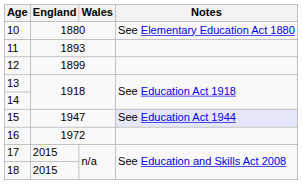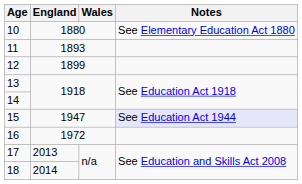(45, 153) 2015 -> (45, 153) 2013
(45, 170) 2015 -> (45, 170) 2014
